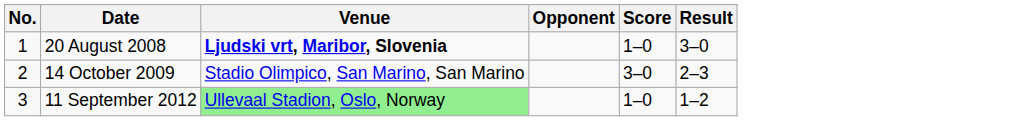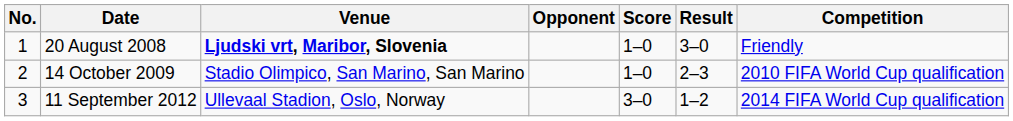+ column: (873, 18)
(638, 73) 3–0 -> (638, 73) 1–0
(325, 101) lightgreen background -> (325, 101) no background
(638, 101) 1–0 -> (638, 101) 3–0
